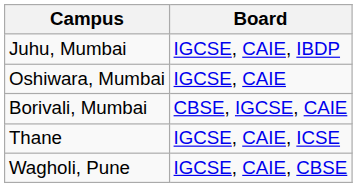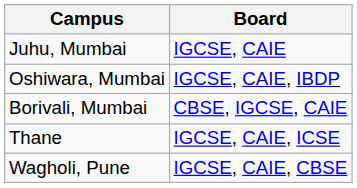(257, 49) IGCSE, CAIE, IBDP -> (230, 49) IGCSE, CAIE
(230, 78) IGCSE, CAIE -> (257, 78) IGCSE, CAIE, IBDP
